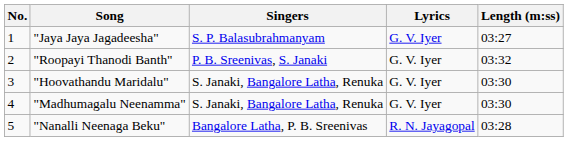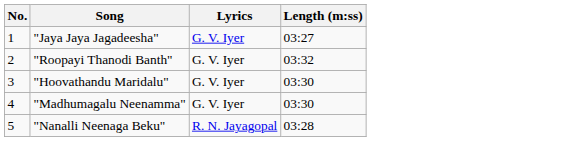- column: (288, 15)
